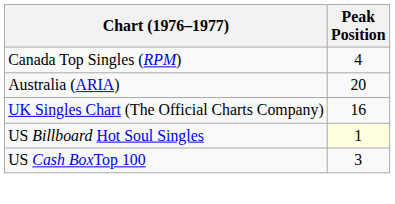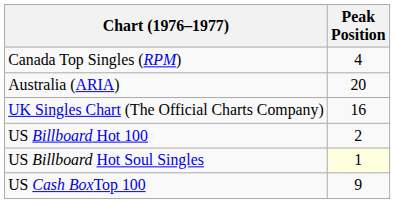+ row: (78, 135)
(358, 160) 3 -> (358, 185) 9
